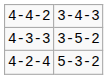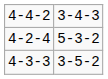rows swapped: (29, 62) <-> (29, 39)
